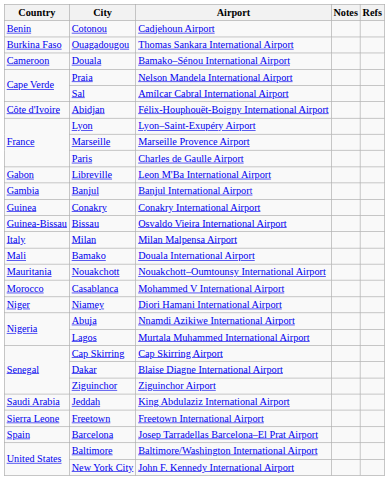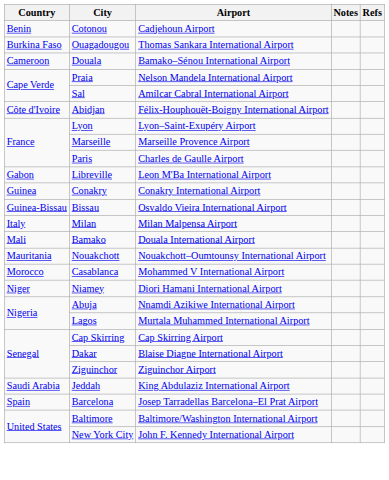- row: (85, 191)
- row: (91, 418)
